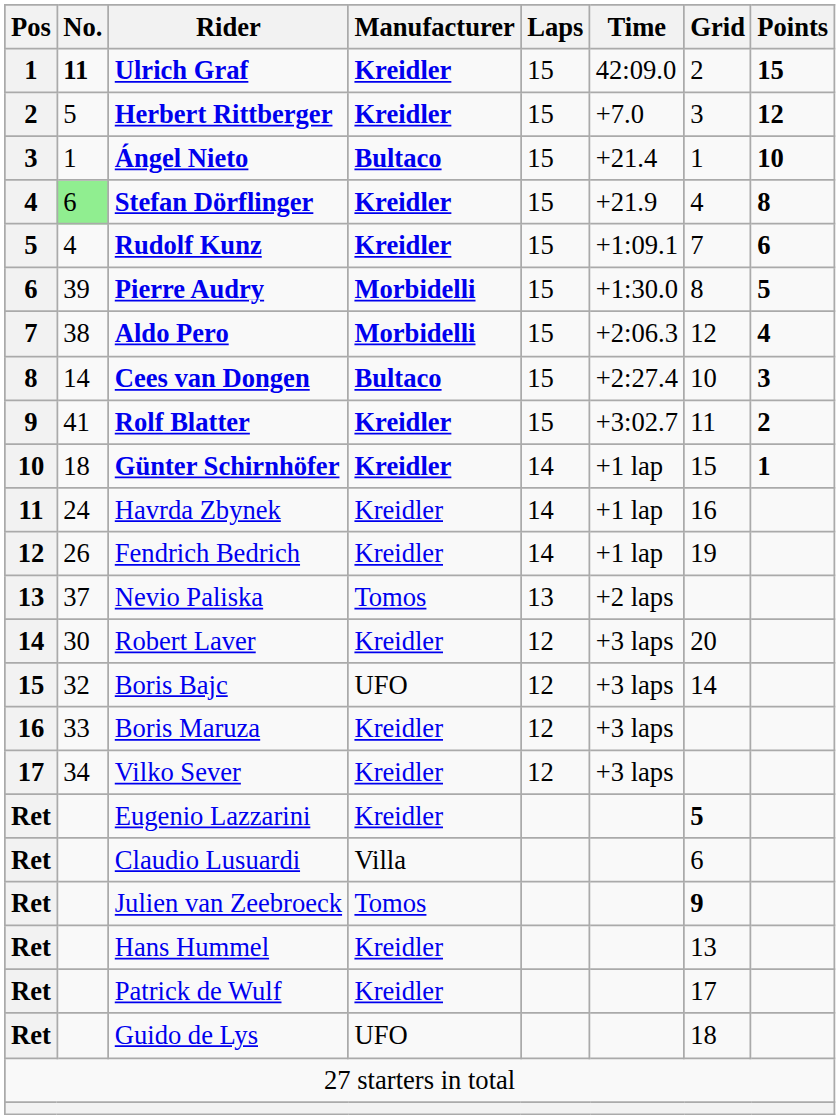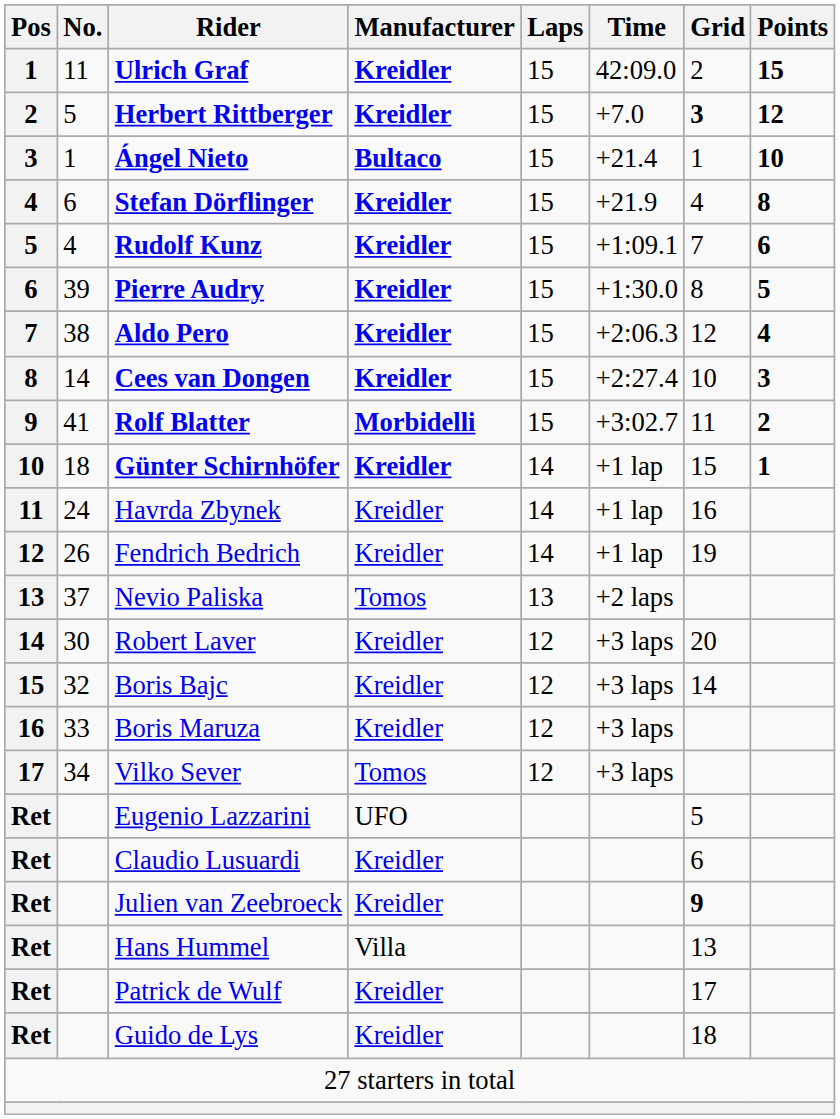(76, 70) bold -> (76, 70) normal
(697, 114) normal -> (697, 114) bold
(70, 202) lightgreen background -> (70, 202) no background
(415, 289) Morbidelli -> (403, 289) Kreidler
(415, 333) Morbidelli -> (403, 333) Kreidler
(398, 377) Bultaco -> (403, 377) Kreidler
(403, 421) Kreidler -> (415, 421) Morbidelli
(381, 684) UFO -> (399, 684) Kreidler
(399, 772) Kreidler -> (390, 772) Tomos
(399, 816) Kreidler -> (381, 816) UFO
(697, 816) bold -> (697, 816) normal
(380, 859) Villa -> (399, 859) Kreidler
(390, 903) Tomos -> (399, 903) Kreidler
(399, 947) Kreidler -> (380, 947) Villa
(381, 1035) UFO -> (399, 1035) Kreidler
